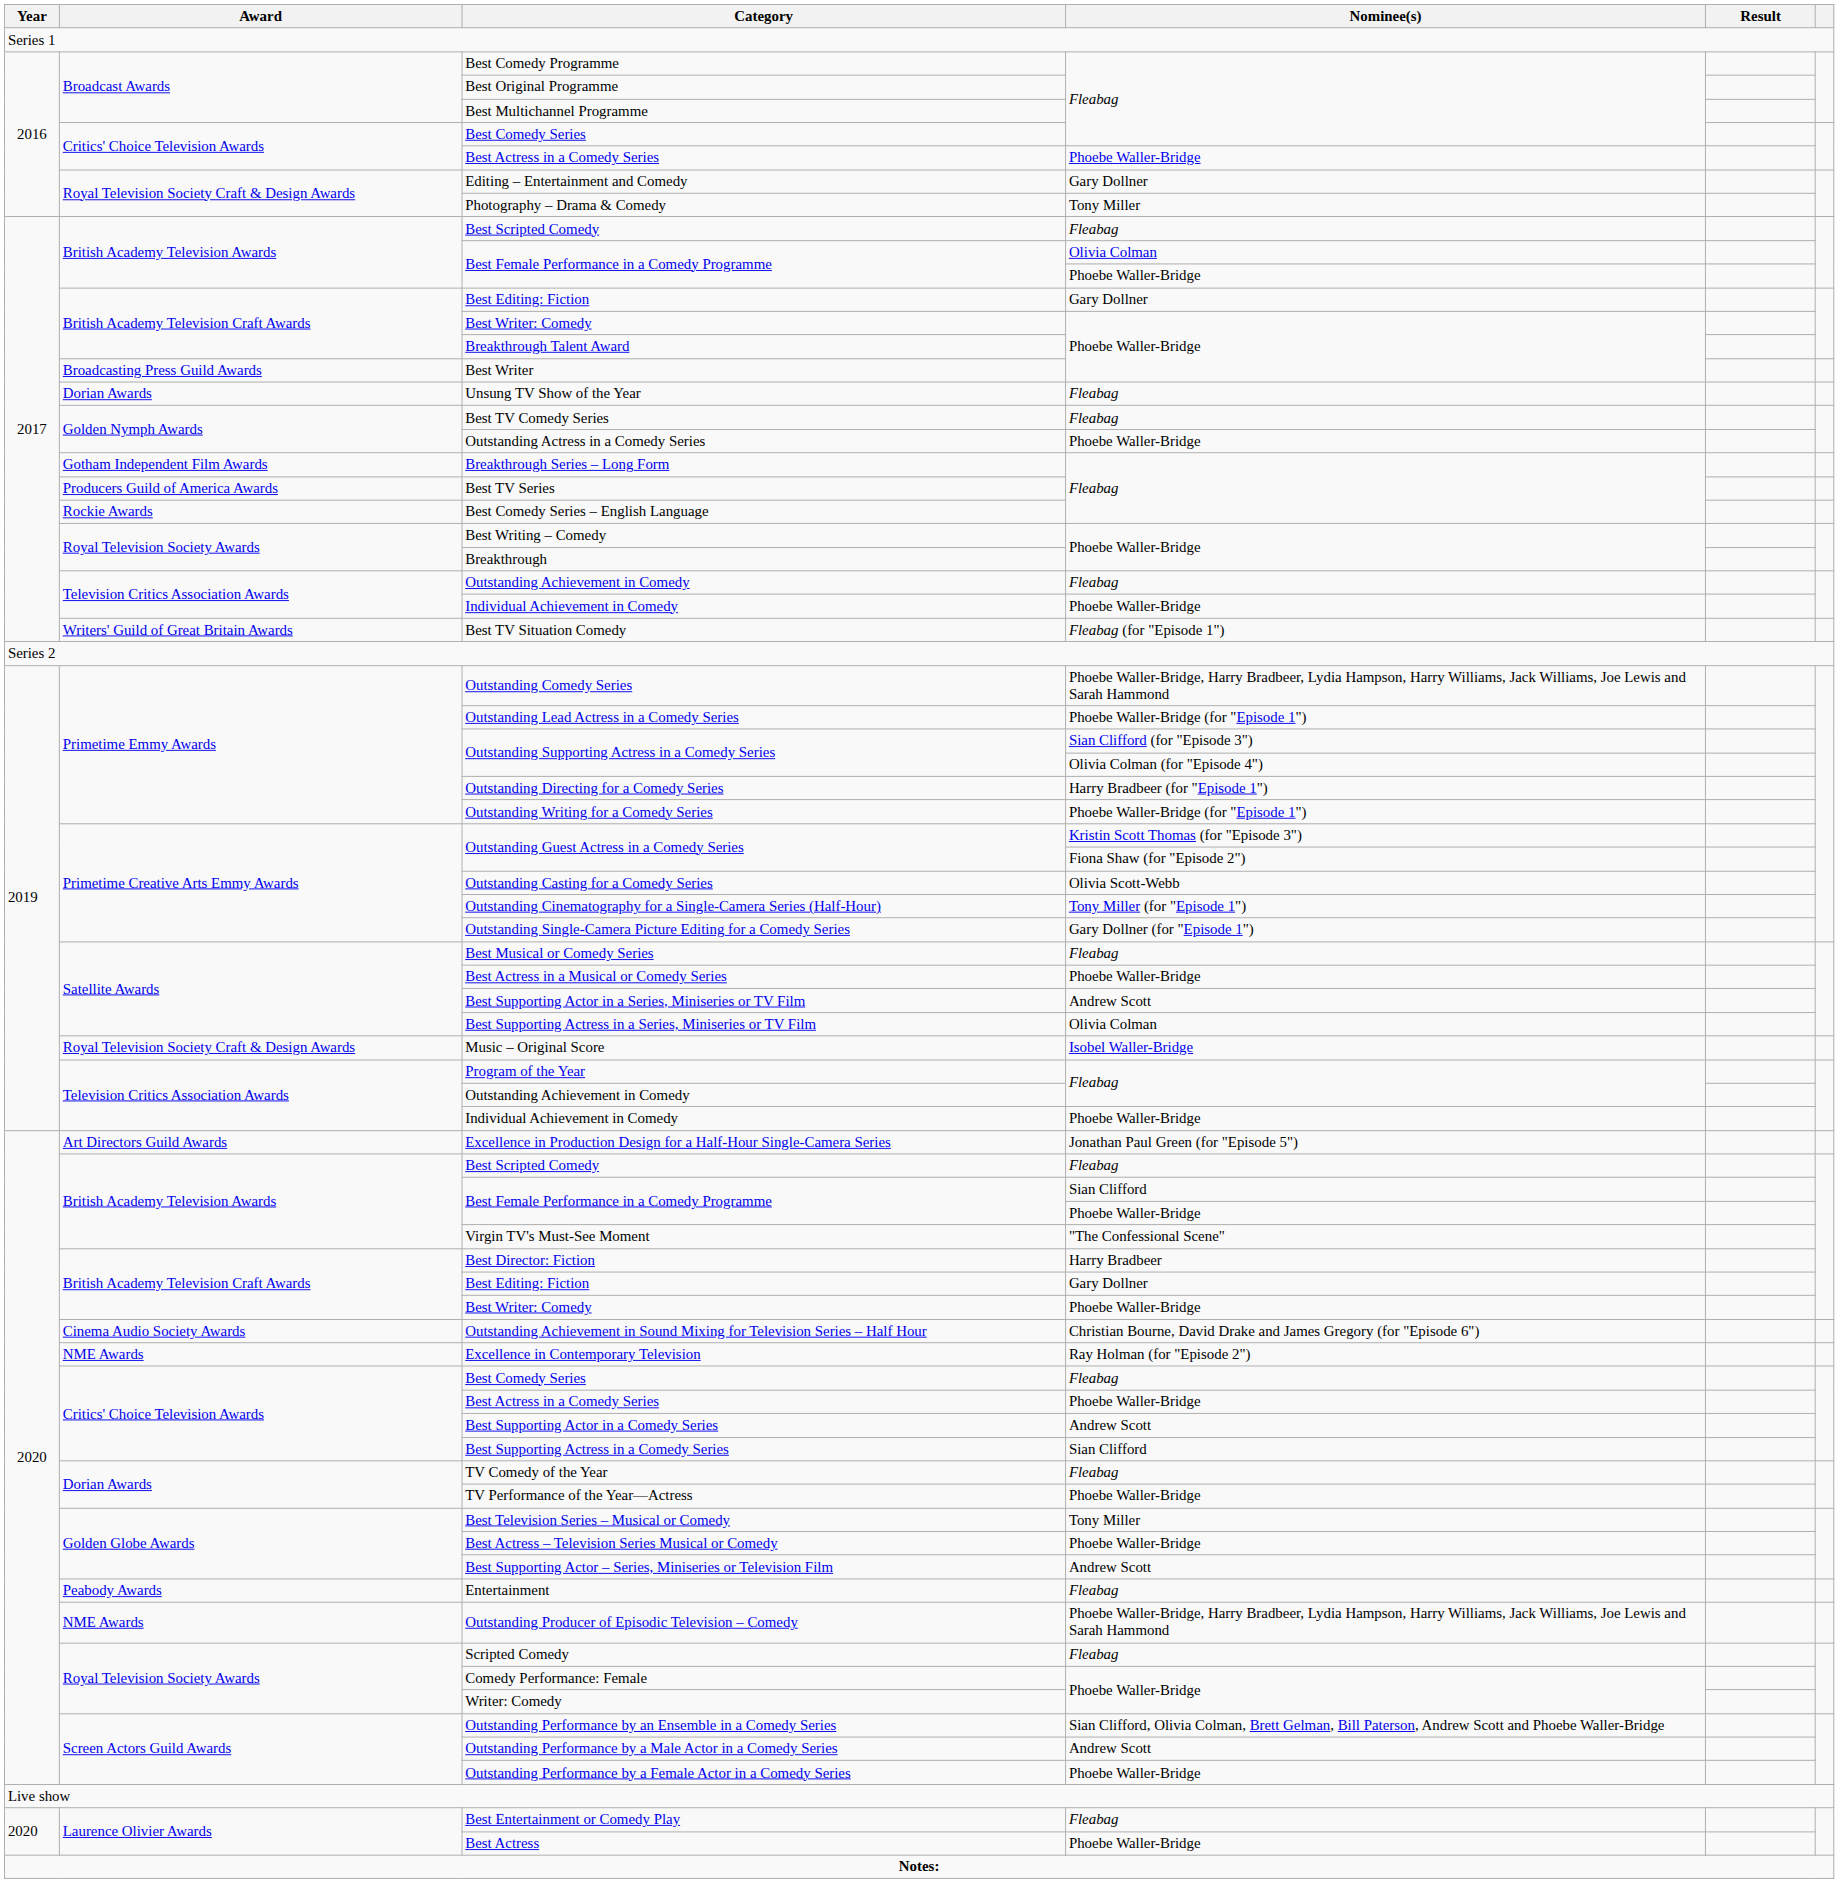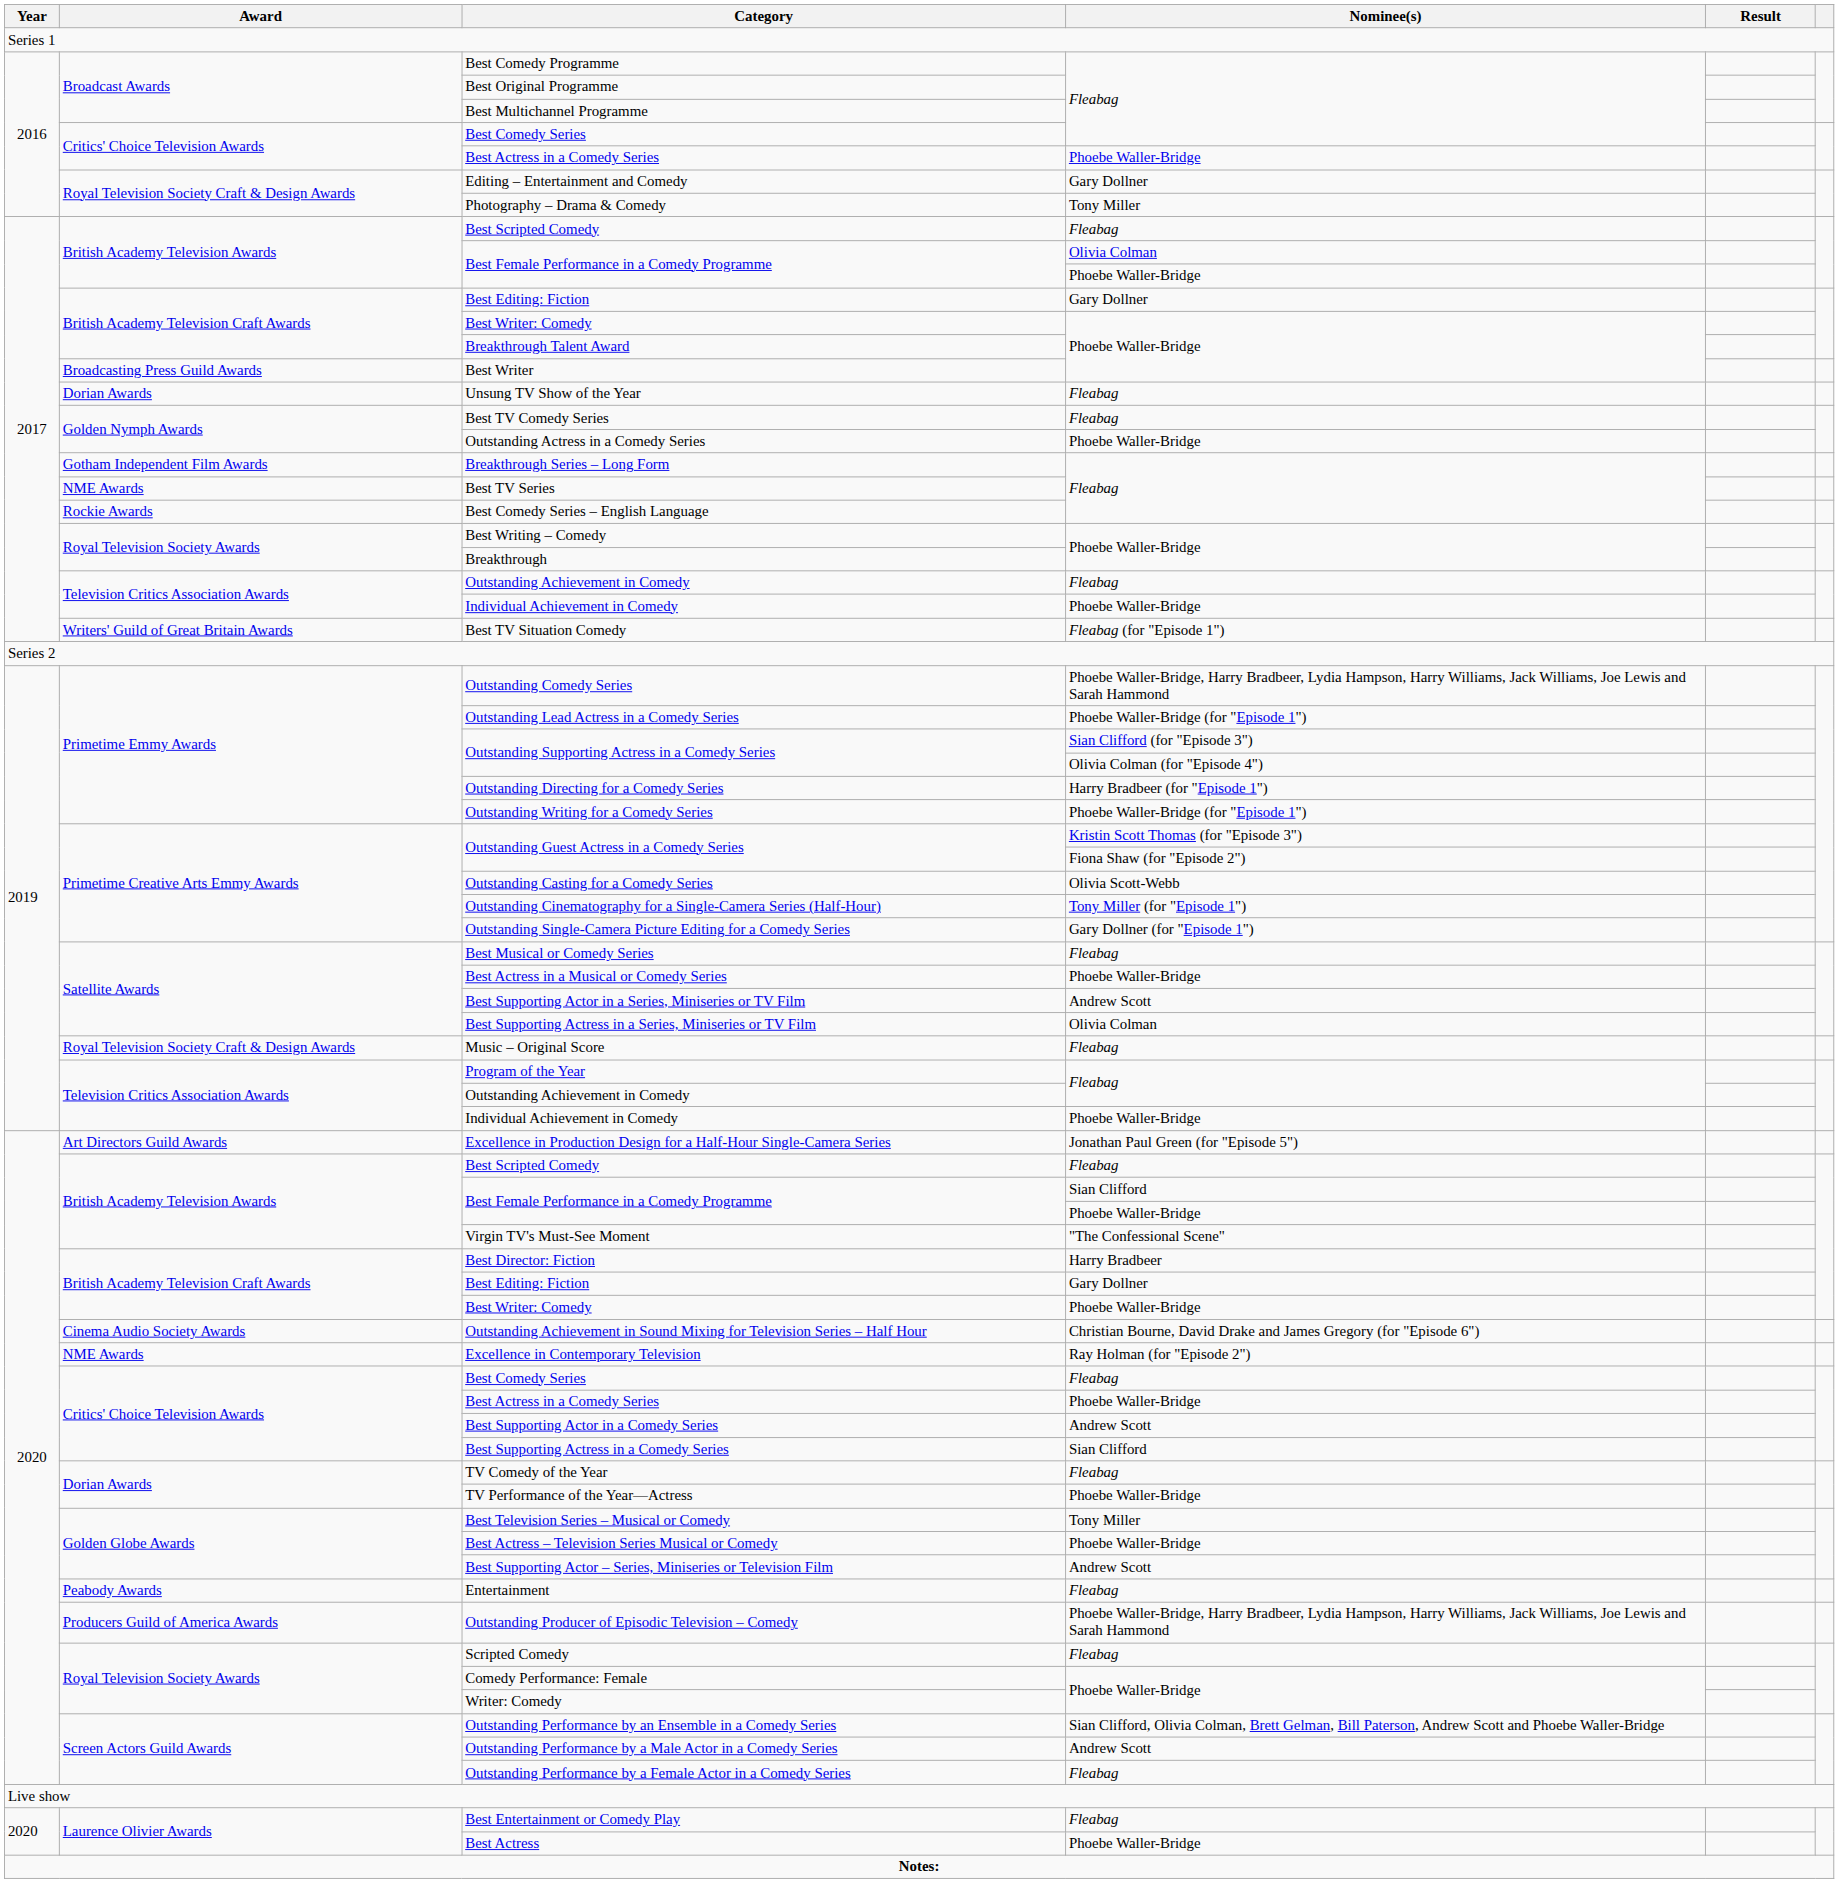(170, 488) Producers Guild of America Awards -> (103, 488) NME Awards
(1131, 1047) Isobel Waller-Bridge -> (1094, 1047) Fleabag
(103, 1622) NME Awards -> (170, 1622) Producers Guild of America Awards
(1135, 1772) Phoebe Waller-Bridge -> (1094, 1772) Fleabag
